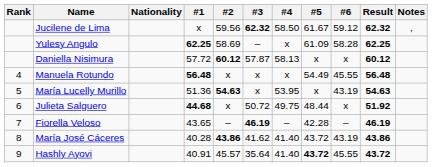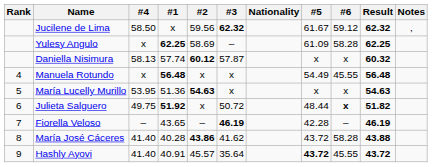columns swapped: (156, 12) <-> (287, 12)
(199, 59) 57.72 -> (173, 59) 57.74
(378, 59) 60.12 -> (378, 59) 60.32
(346, 91) 43.19 -> (346, 91) x
(199, 106) 44.68 -> (173, 106) 51.92
(346, 106) normal -> (346, 106) bold
(378, 106) 51.92 -> (378, 106) 51.82
(346, 138) 43.19 -> (346, 138) 58.28
(378, 138) 43.86 -> (378, 138) 43.88
